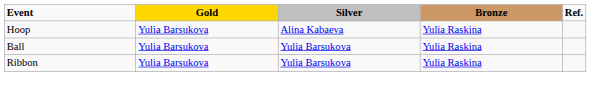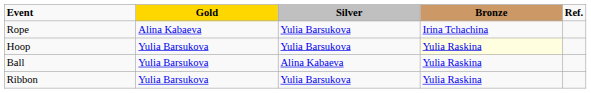+ row: (18, 29)
(312, 29) Alina Kabaeva -> (316, 46) Yulia Barsukova
(452, 29) no background -> (452, 46) lightyellow background
(316, 46) Yulia Barsukova -> (312, 63) Alina Kabaeva
